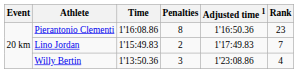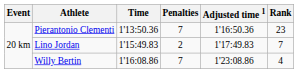(138, 30) 1'16:08.86 -> (138, 30) 1'13:50.36
(180, 30) 8 -> (180, 30) 7
(138, 61) 1'13:50.36 -> (138, 61) 1'16:08.86
(180, 61) 3 -> (180, 61) 7
